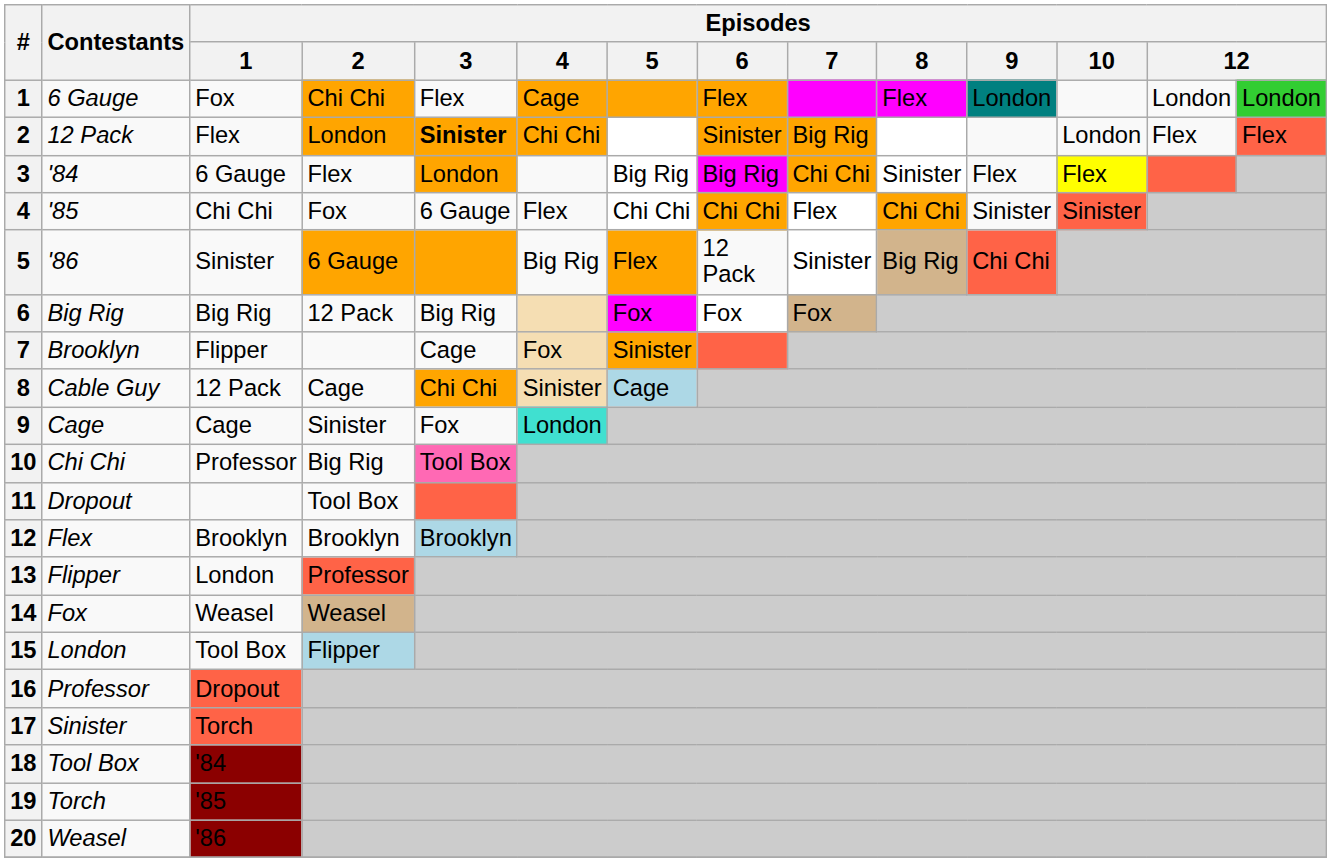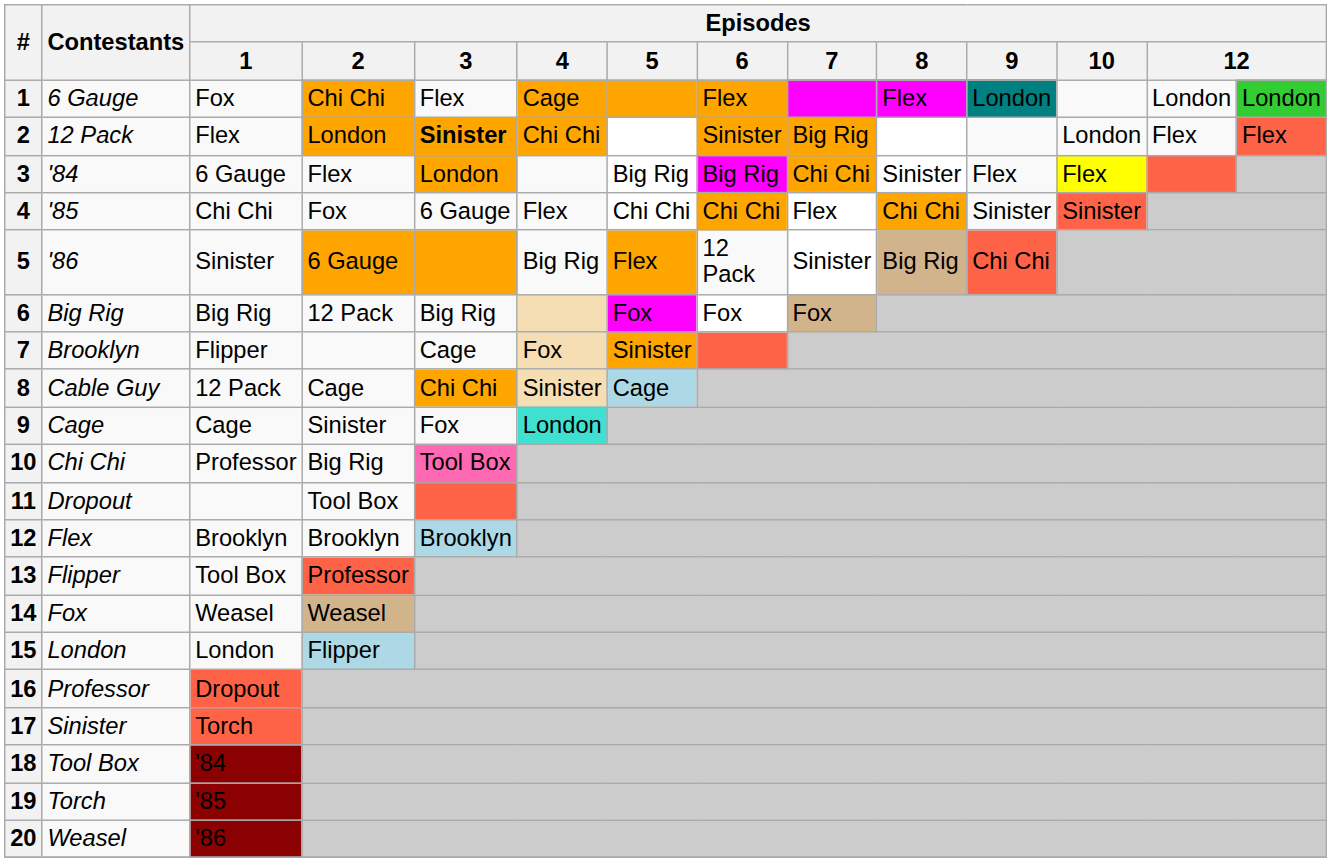(235, 575) London -> (241, 575) Tool Box
(241, 650) Tool Box -> (235, 650) London
